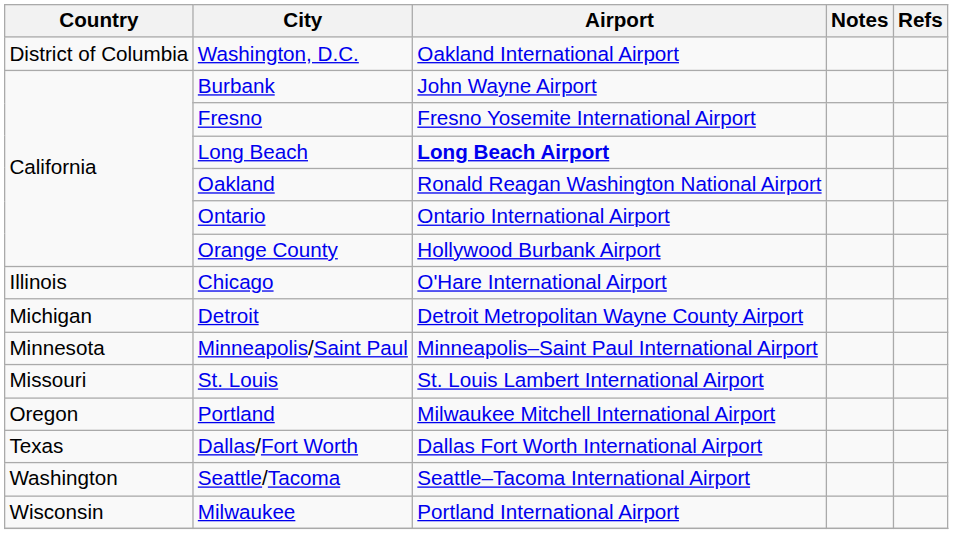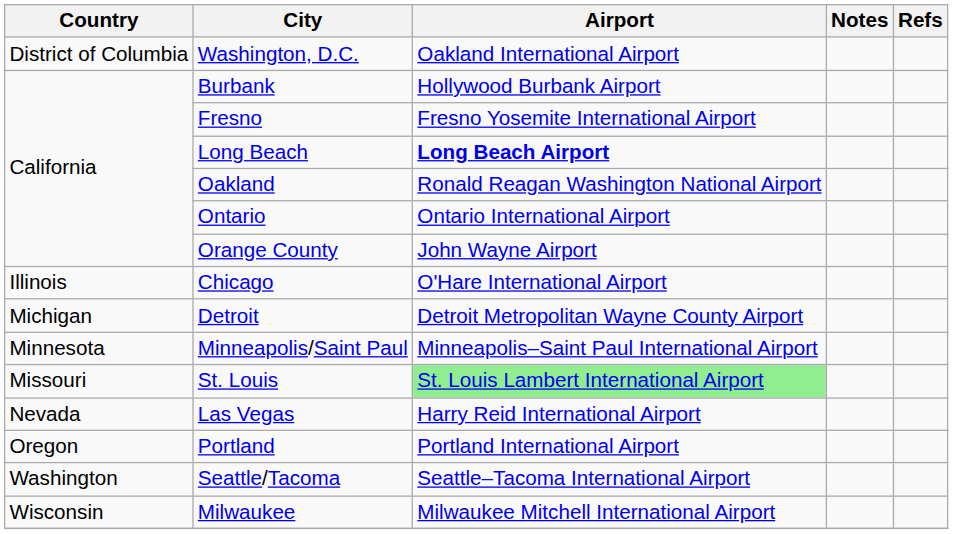(507, 86) John Wayne Airport -> (539, 86) Hollywood Burbank Airport
(539, 250) Hollywood Burbank Airport -> (507, 250) John Wayne Airport
(591, 380) no background -> (591, 380) lightgreen background
+ row: (246, 413)
(596, 413) Milwaukee Mitchell International Airport -> (548, 446) Portland International Airport
- row: (278, 446)
(548, 511) Portland International Airport -> (596, 511) Milwaukee Mitchell International Airport
